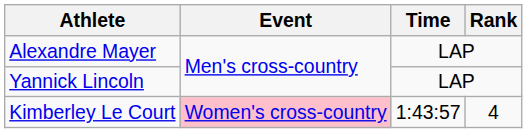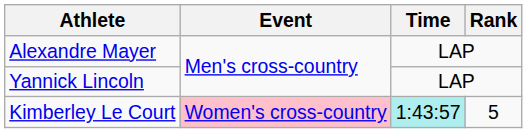(428, 113) no background -> (428, 113) paleturquoise background
(493, 113) 4 -> (493, 113) 5
